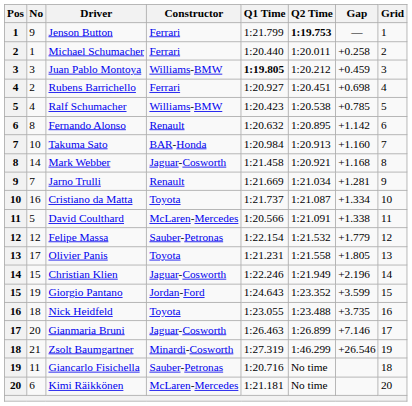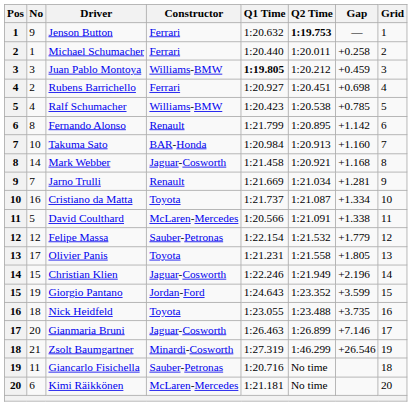(264, 32) 1:21.799 -> (264, 32) 1:20.632
(264, 125) 1:20.632 -> (264, 125) 1:21.799
